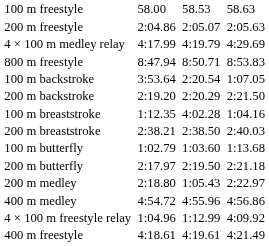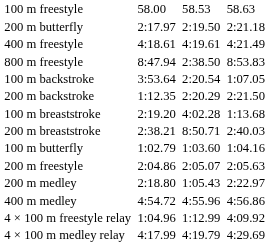rows swapped: (44, 26) <-> (44, 166)
rows swapped: (44, 235) <-> (65, 44)
(201, 61) 8:50.71 -> (201, 61) 2:38.50
(157, 96) 2:19.20 -> (157, 96) 1:12.35
(157, 113) 1:12.35 -> (157, 113) 2:19.20
(246, 113) 1:04.16 -> (246, 113) 1:13.68
(201, 131) 2:38.50 -> (201, 131) 8:50.71
(246, 148) 1:13.68 -> (246, 148) 1:04.16
